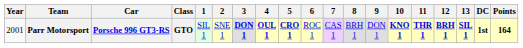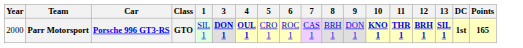- column: (222, 11)
(15, 30) 2001 -> (15, 30) 2000
(290, 30) bold -> (269, 30) normal
(504, 30) 164 -> (483, 30) 165
